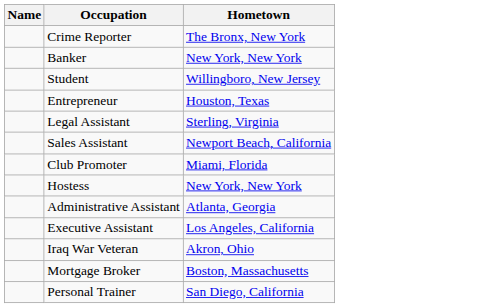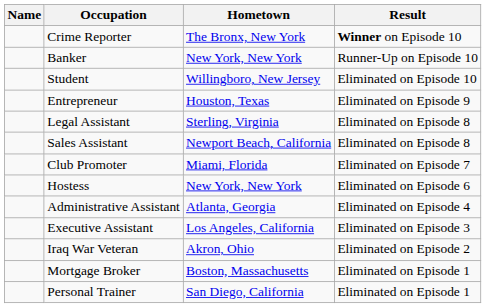+ column: (408, 15)
